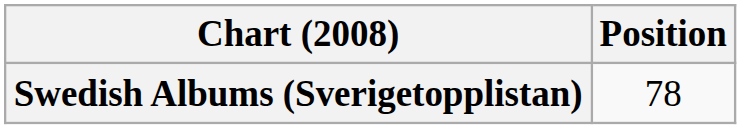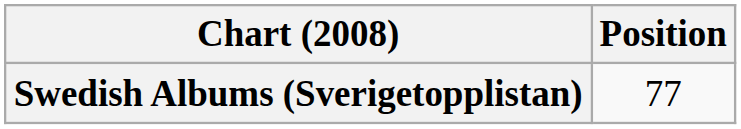(663, 92) 78 -> (663, 92) 77
